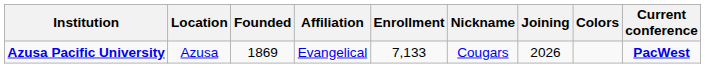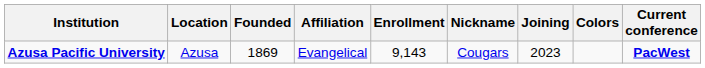(409, 52) 7,133 -> (409, 52) 9,143
(545, 52) 2026 -> (545, 52) 2023
